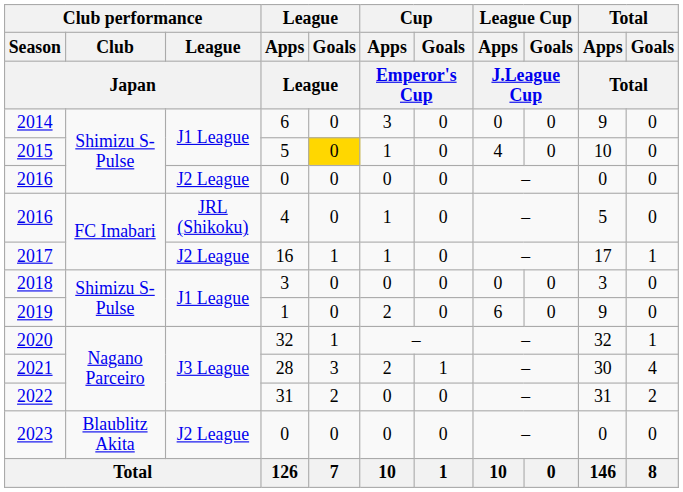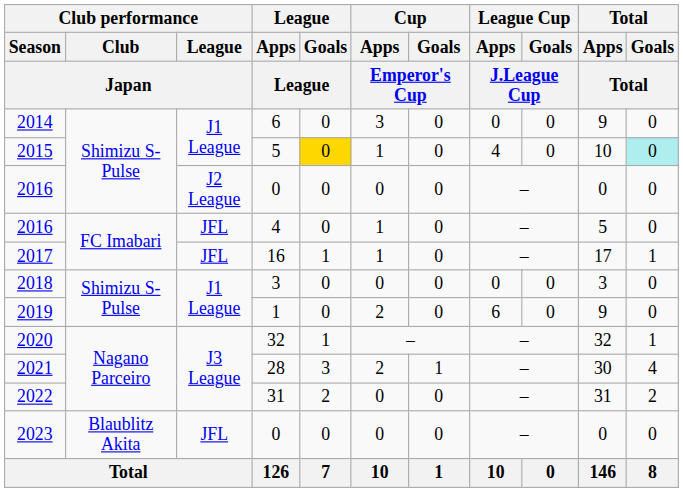(652, 151) no background -> (652, 151) paleturquoise background
(213, 217) JRL (Shikoku) -> (214, 227) JFL
(213, 255) J2 League -> (214, 255) JFL
(213, 434) J2 League -> (214, 434) JFL
